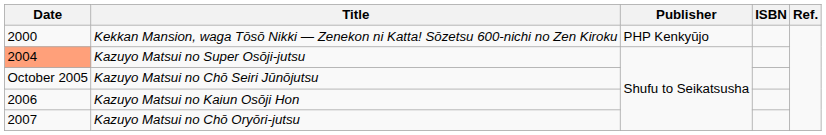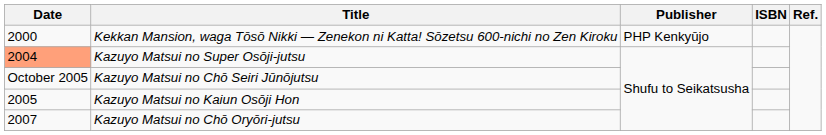(22, 99) 2006 -> (22, 99) 2005
